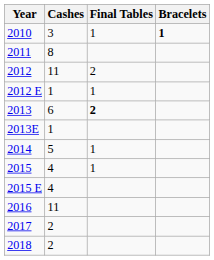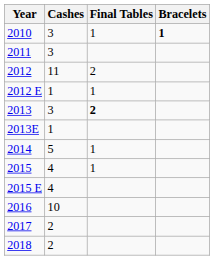(51, 52) 8 -> (51, 52) 3
(51, 110) 6 -> (51, 110) 3
(53, 206) 11 -> (54, 206) 10
